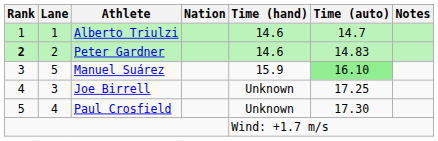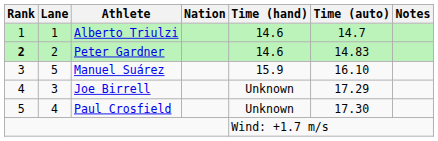(352, 70) lightgreen background -> (352, 70) no background
(352, 89) 17.25 -> (352, 89) 17.29
